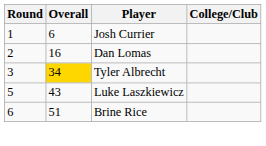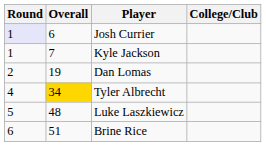(10, 33) no background -> (10, 33) lavender background
+ row: (127, 53)
(55, 53) 16 -> (55, 72) 19
(10, 72) 3 -> (10, 92) 4
(55, 92) 43 -> (55, 111) 48
